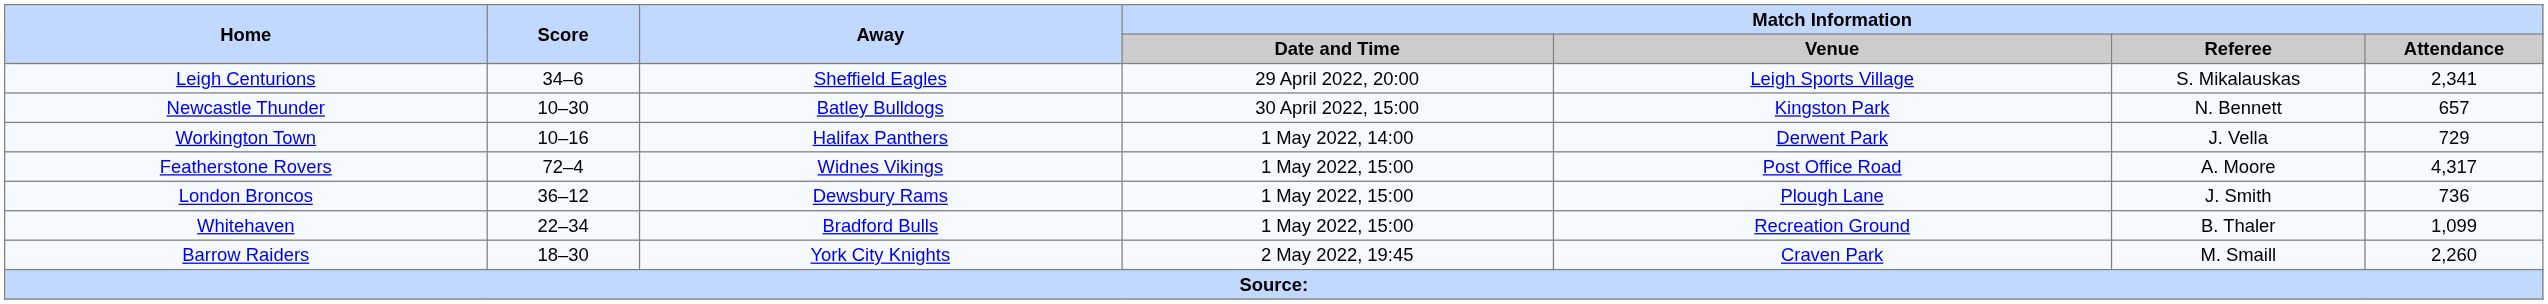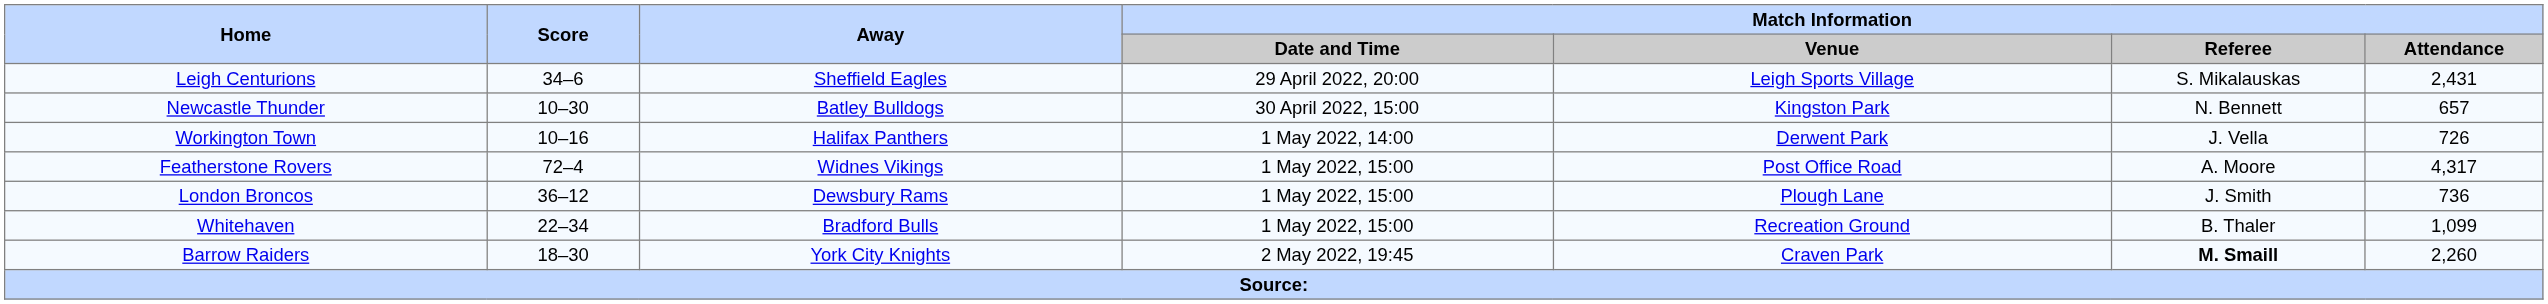(2454, 78) 2,341 -> (2454, 78) 2,431
(2454, 137) 729 -> (2454, 137) 726
(2238, 255) normal -> (2238, 255) bold
